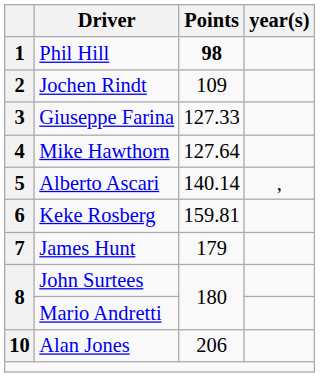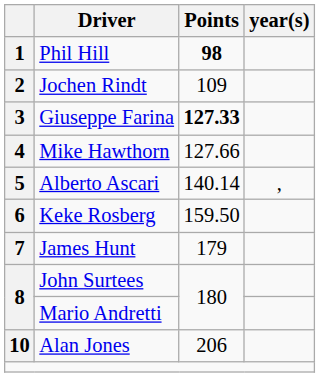(212, 118) normal -> (212, 118) bold
(212, 150) 127.64 -> (212, 150) 127.66
(212, 215) 159.81 -> (212, 215) 159.50
